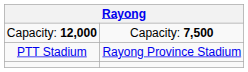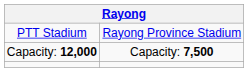rows swapped: (52, 52) <-> (52, 33)
